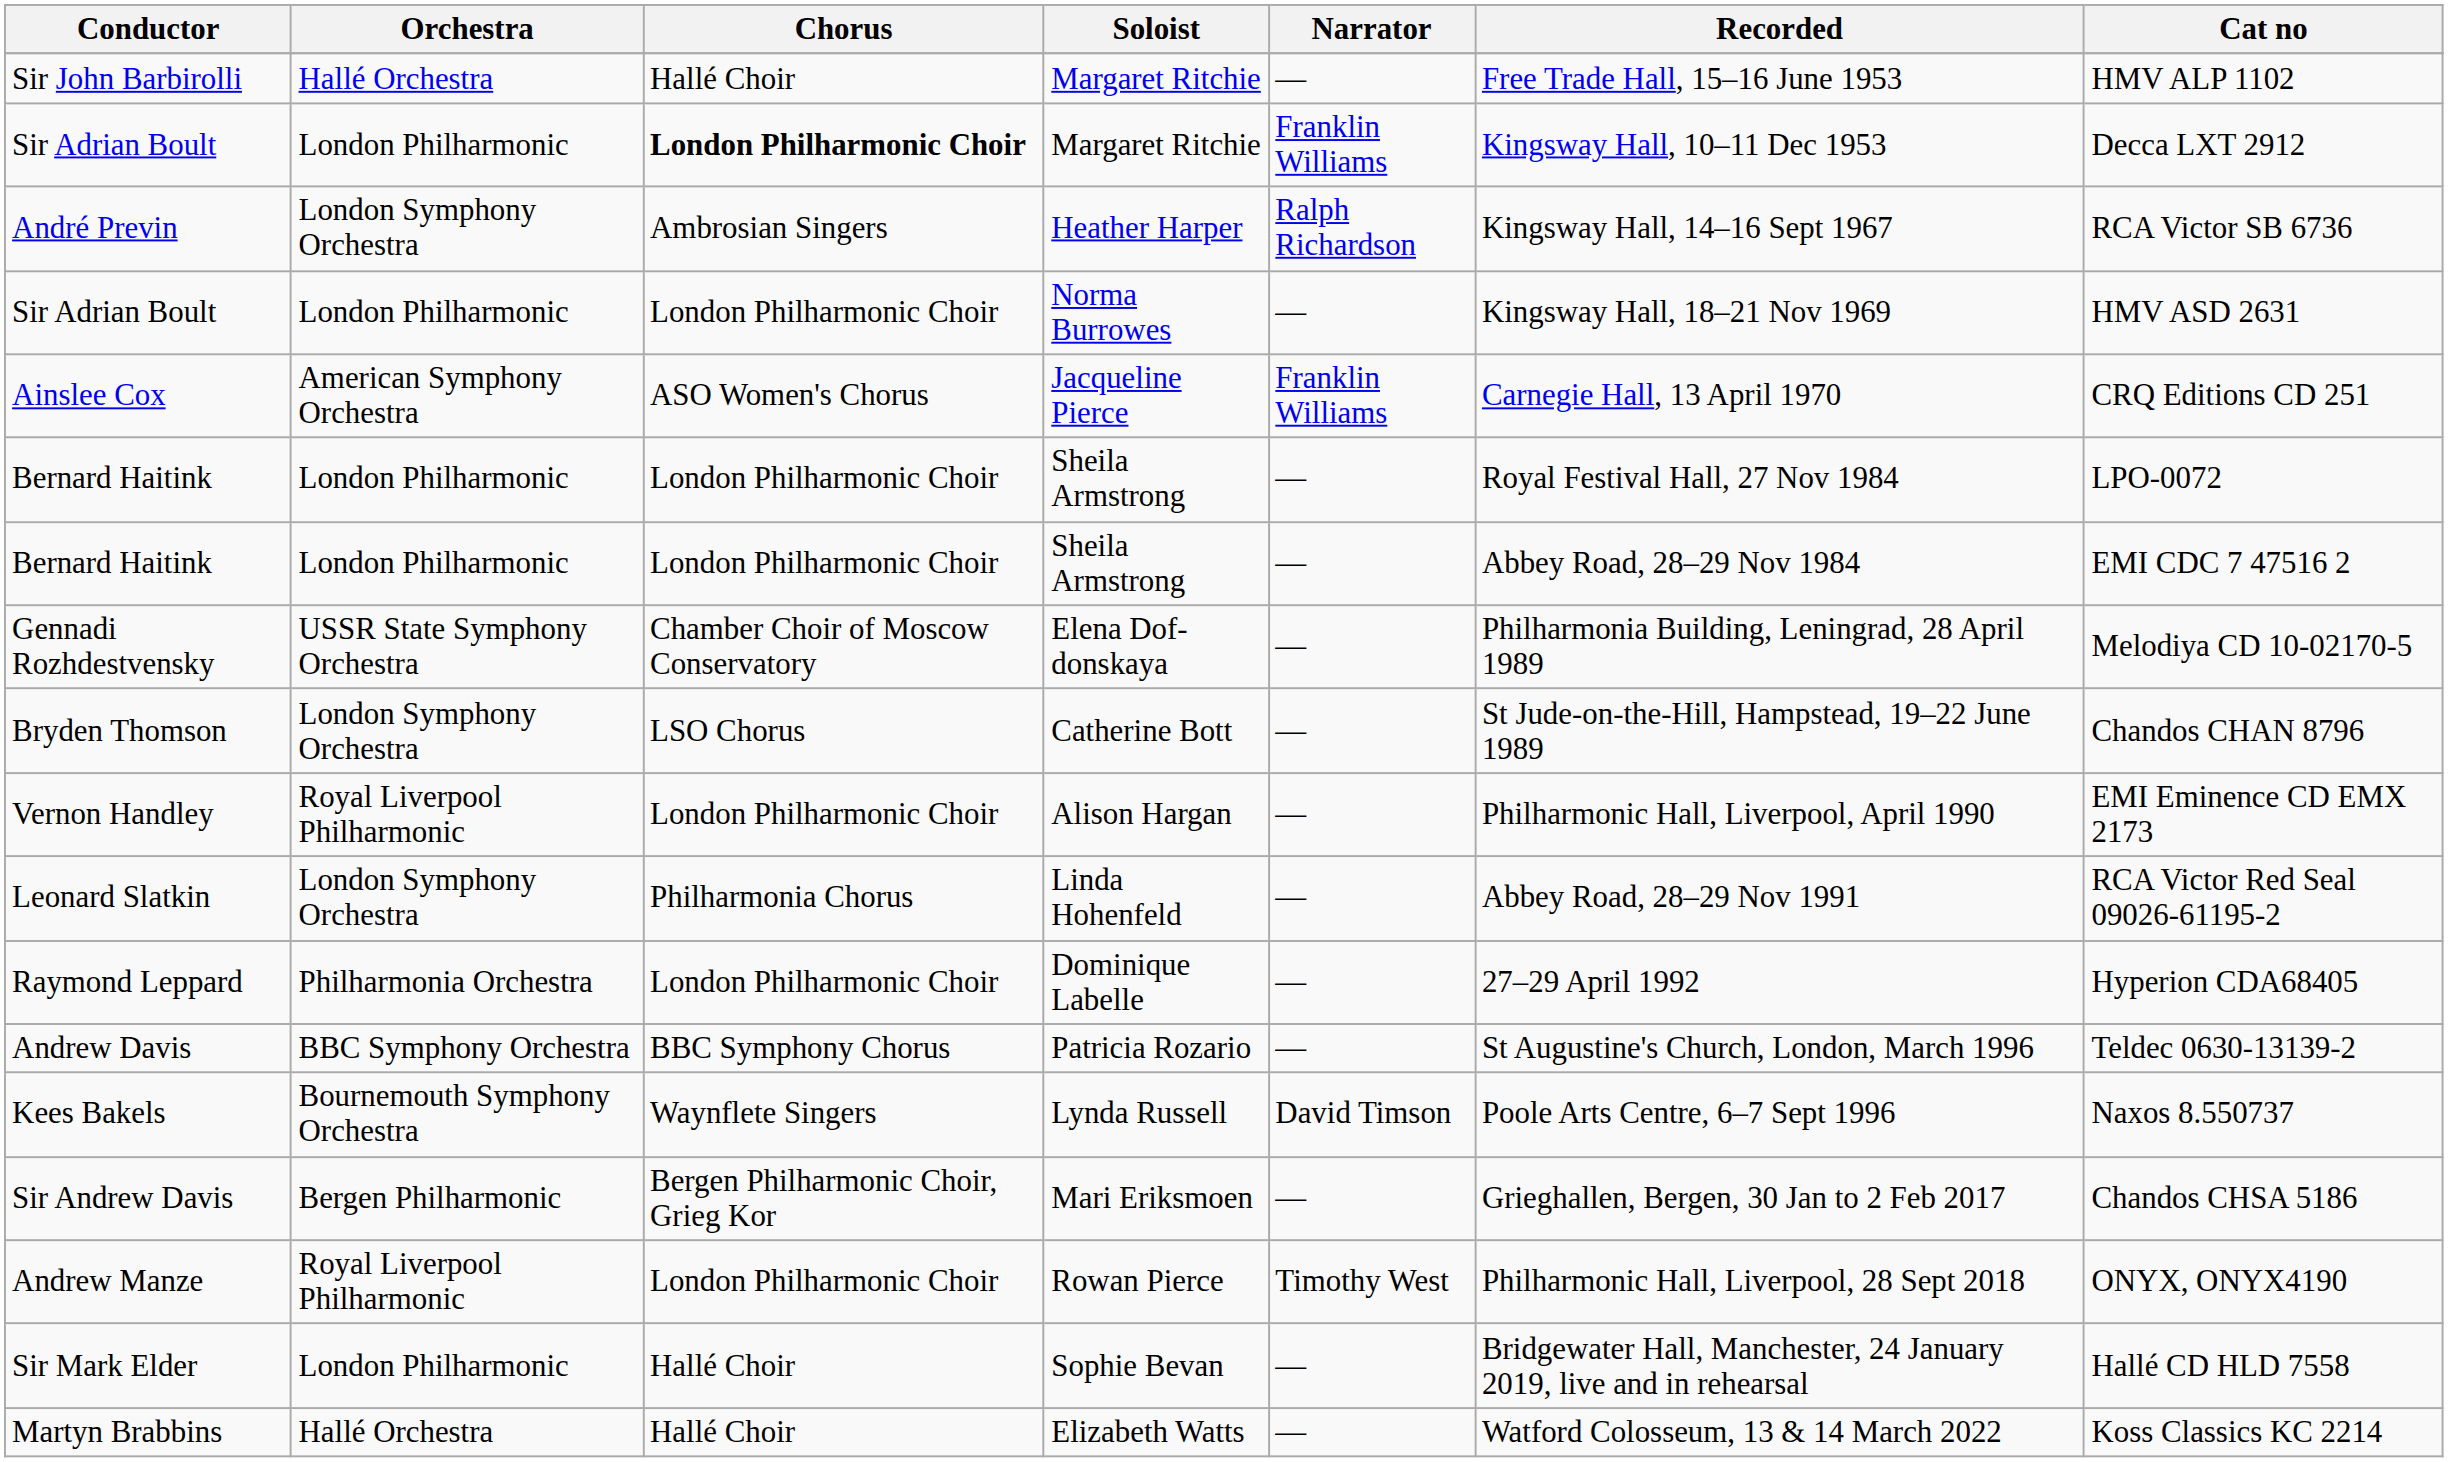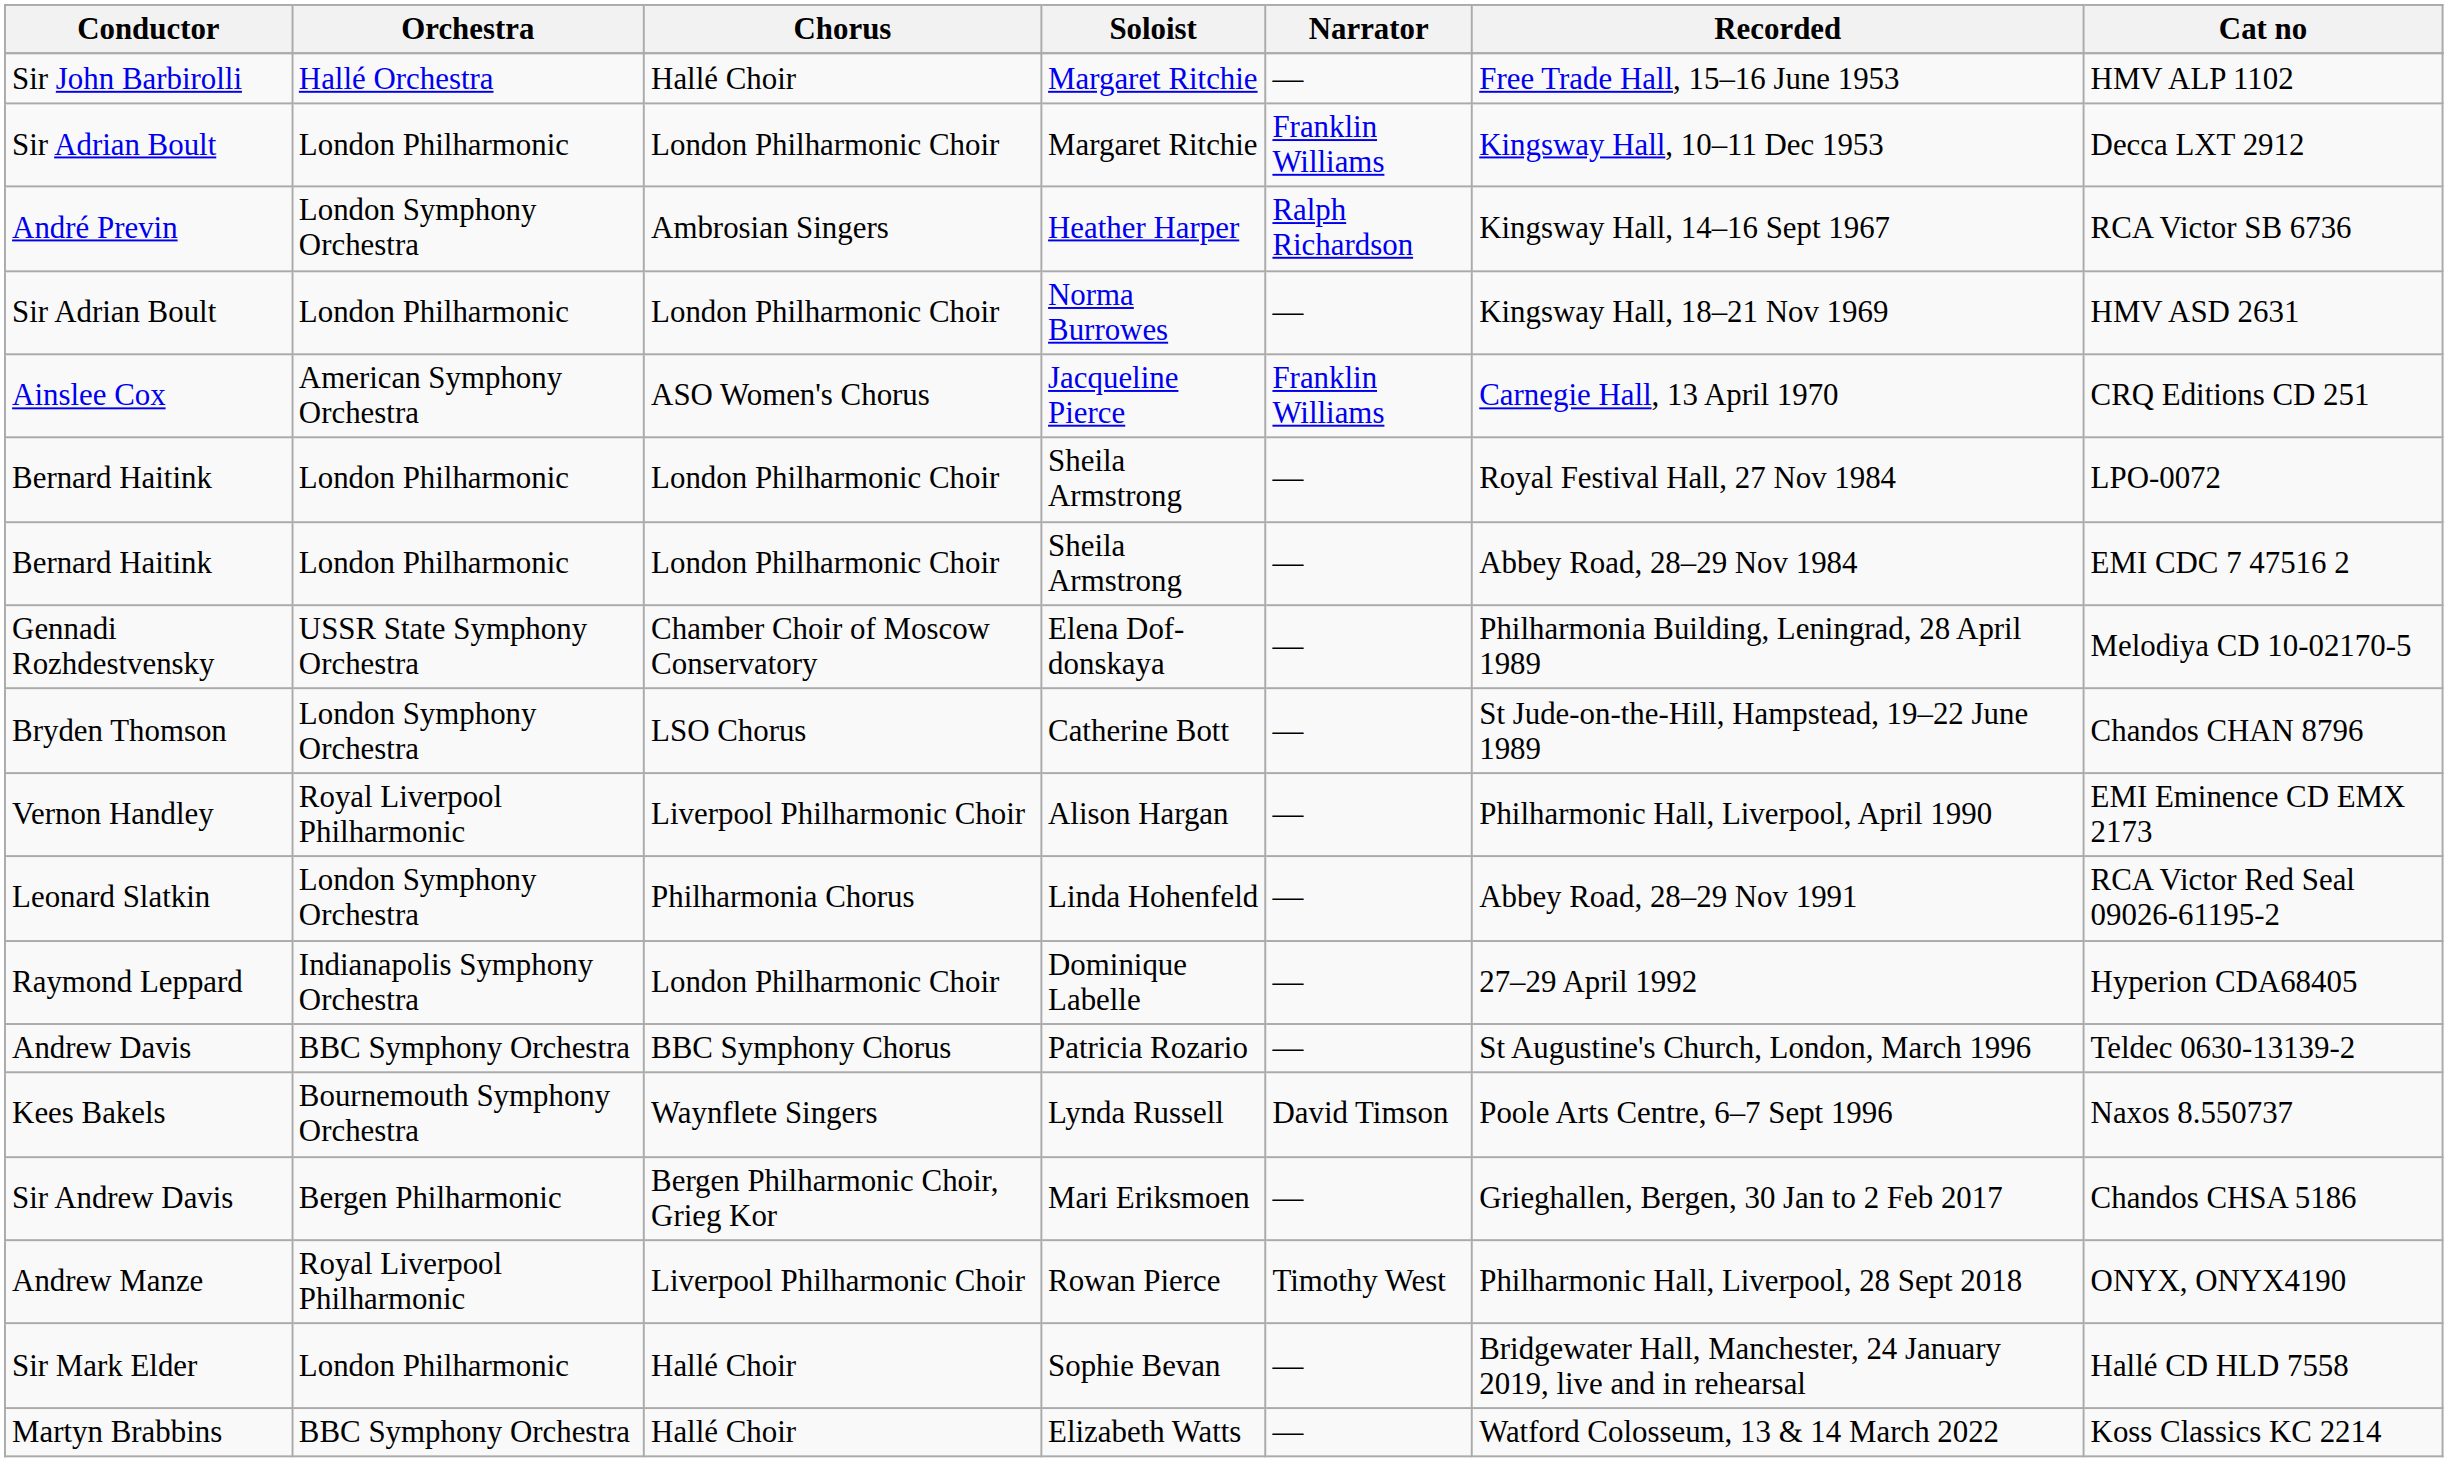(838, 144) bold -> (825, 144) normal
(824, 814) London Philharmonic Choir -> (838, 814) Liverpool Philharmonic Choir
(446, 981) Philharmonia Orchestra -> (446, 981) Indianapolis Symphony Orchestra
(824, 1281) London Philharmonic Choir -> (838, 1281) Liverpool Philharmonic Choir
(396, 1431) Hallé Orchestra -> (464, 1431) BBC Symphony Orchestra
